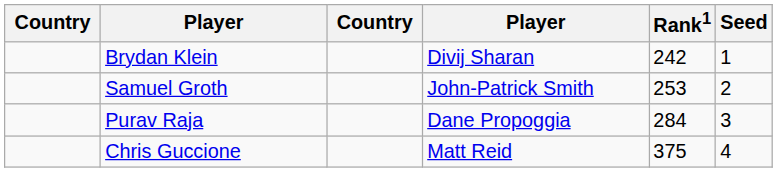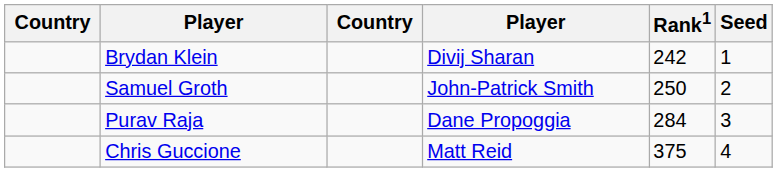(670, 88) 253 -> (670, 88) 250
